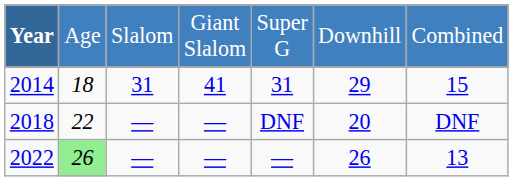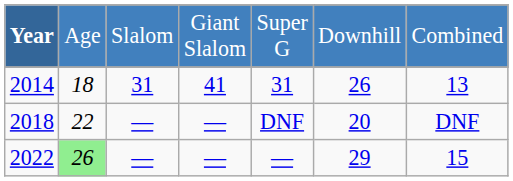(360, 85) 29 -> (360, 85) 26
(457, 85) 15 -> (457, 85) 13
(360, 157) 26 -> (360, 157) 29
(457, 157) 13 -> (457, 157) 15
